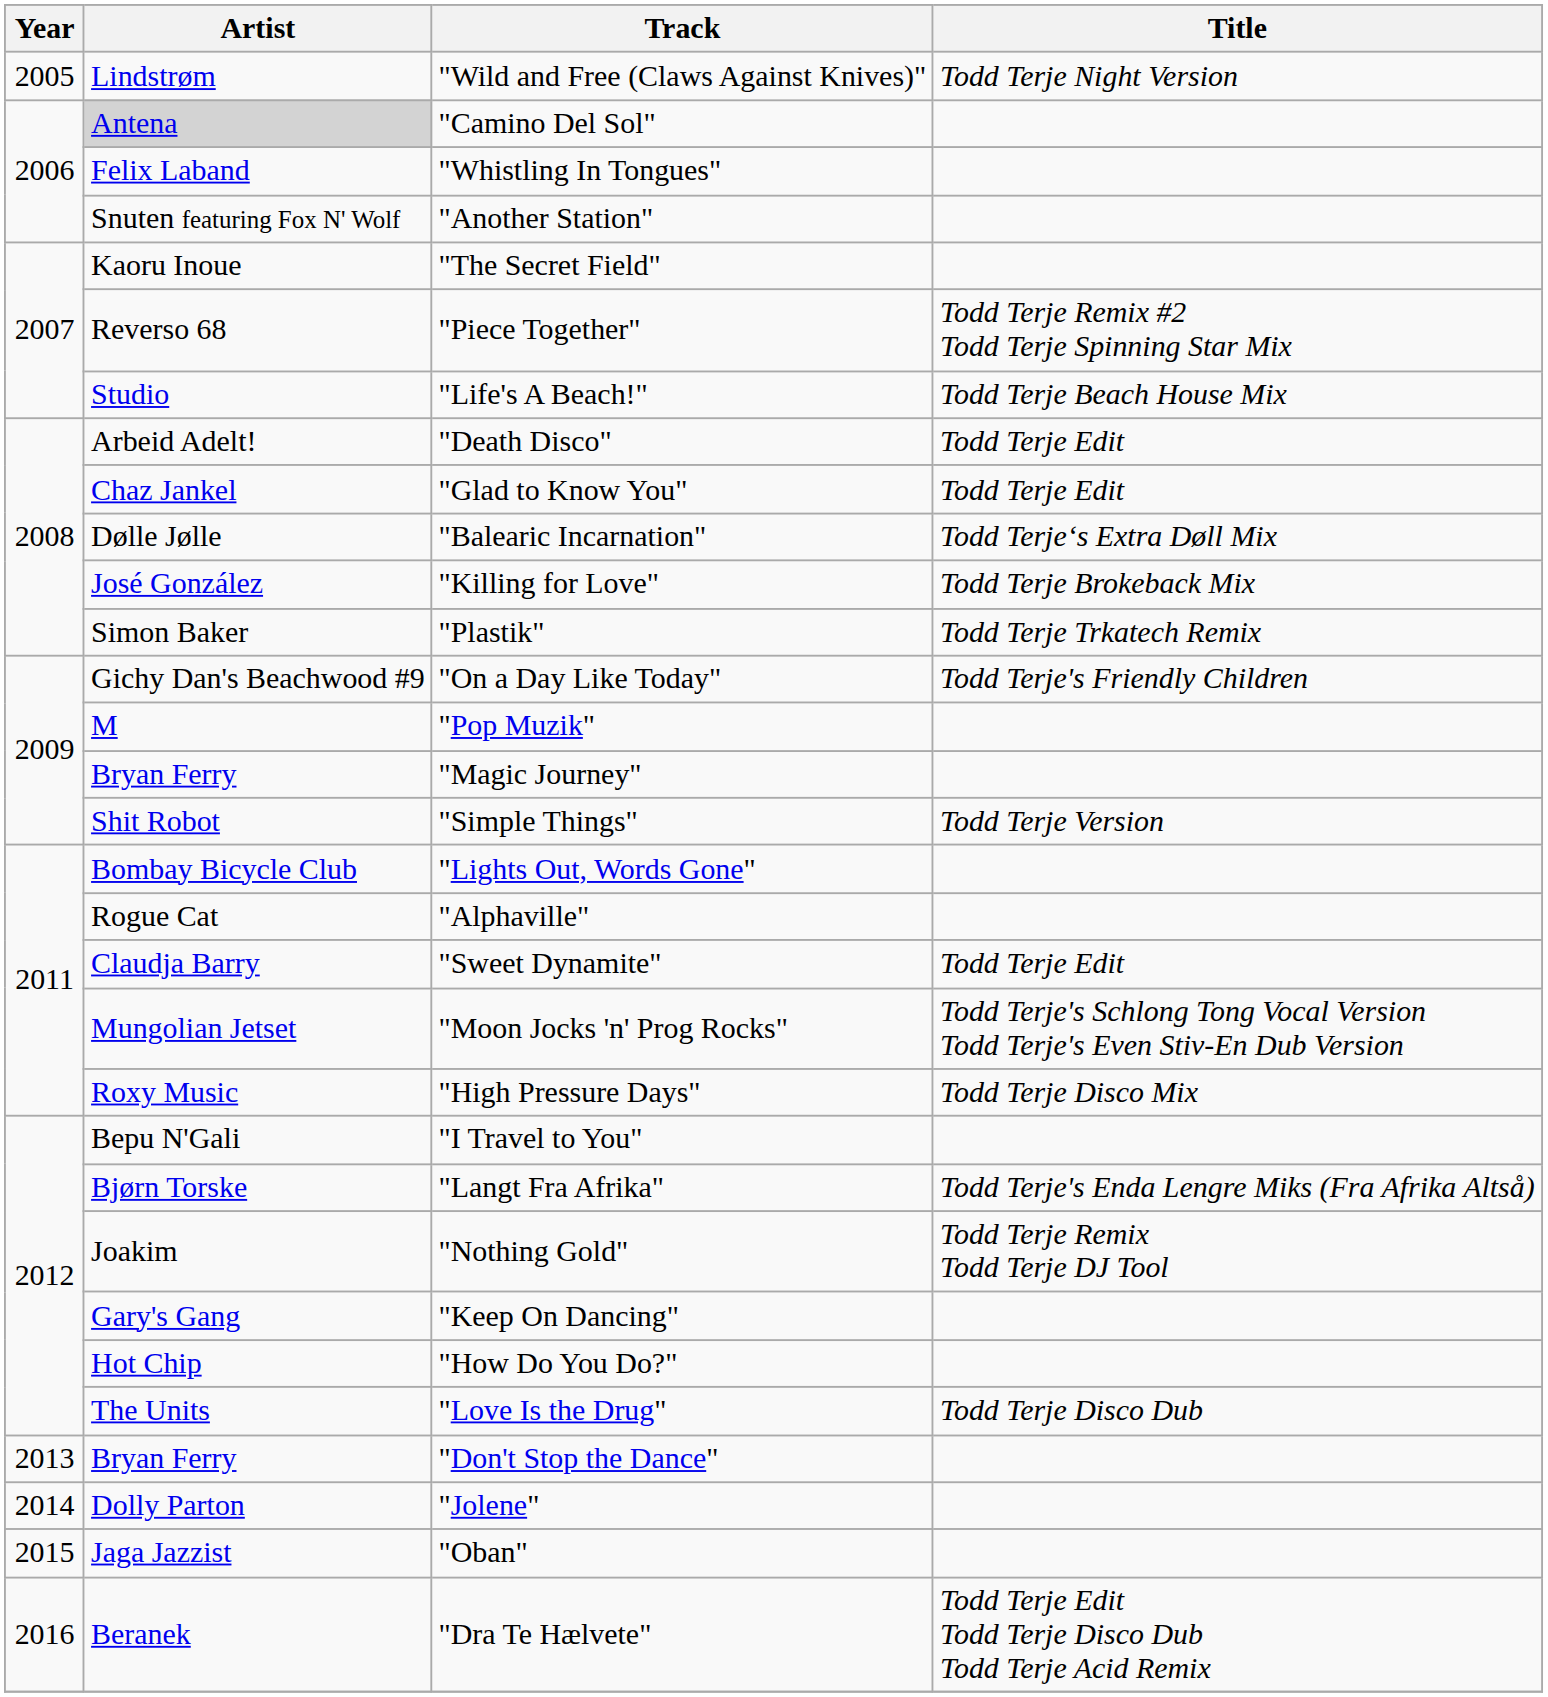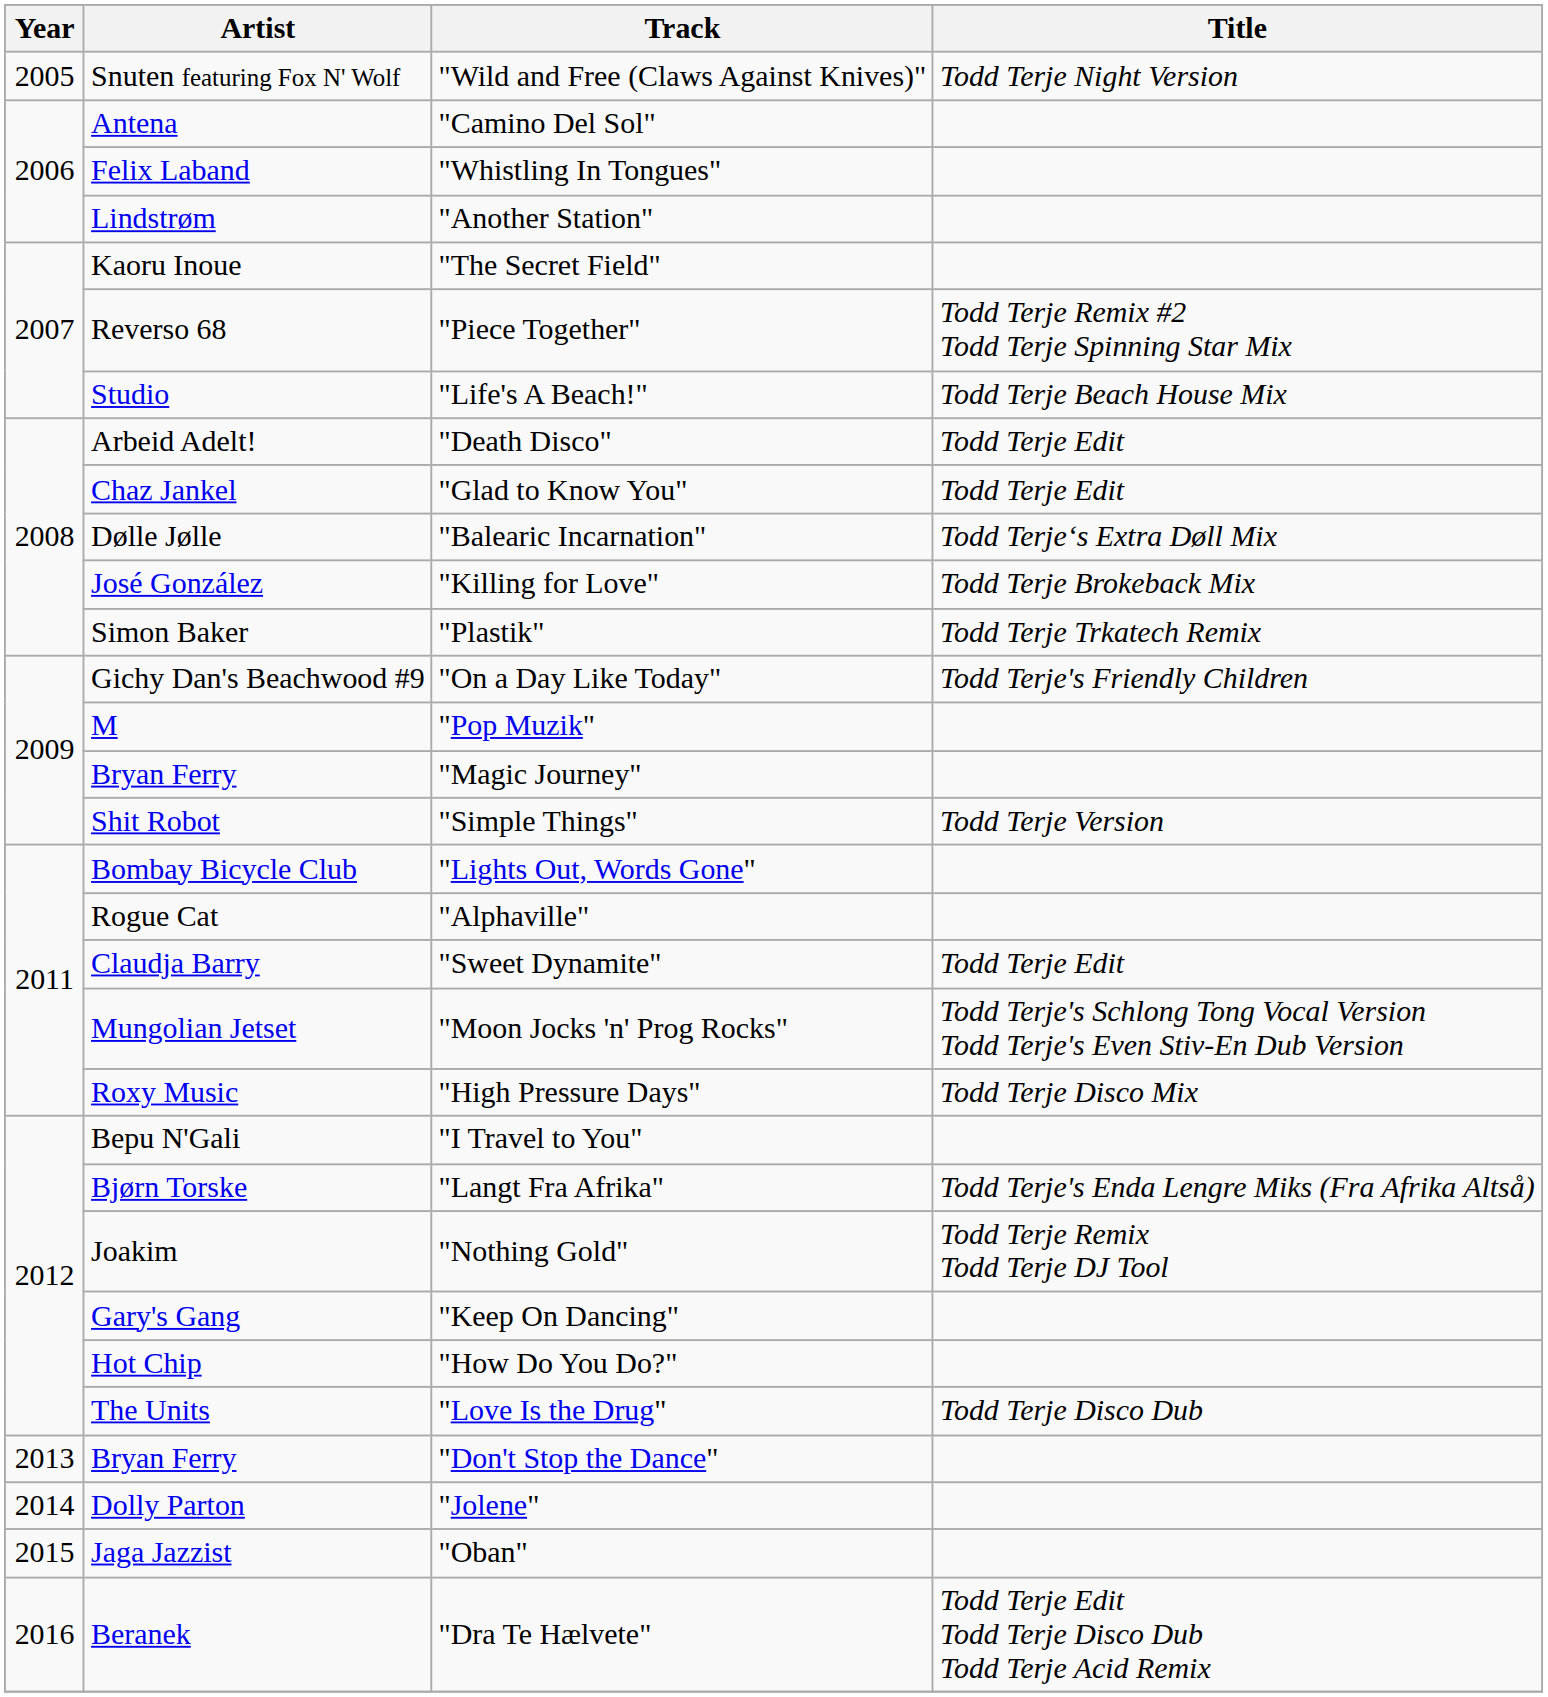(153, 75) Lindstrøm -> (246, 75) Snuten featuring Fox N' Wolf
(134, 123) lightgrey background -> (134, 123) no background
(246, 218) Snuten featuring Fox N' Wolf -> (153, 218) Lindstrøm
